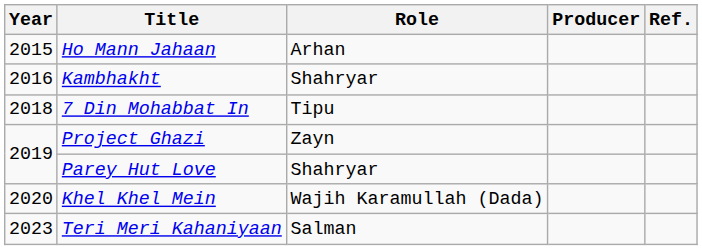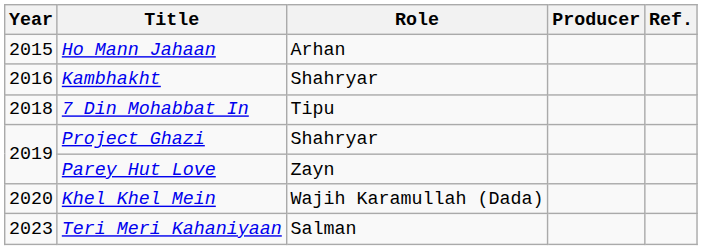(313, 139) Zayn -> (335, 139) Shahryar
(335, 169) Shahryar -> (313, 169) Zayn
